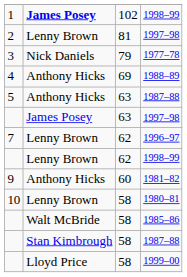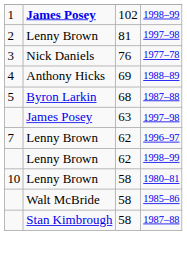(125, 55) 79 -> (125, 55) 76
(66, 96) Anthony Hicks -> (61, 96) Byron Larkin
(125, 96) 63 -> (125, 96) 68
- row: (11, 179)
- row: (14, 261)
